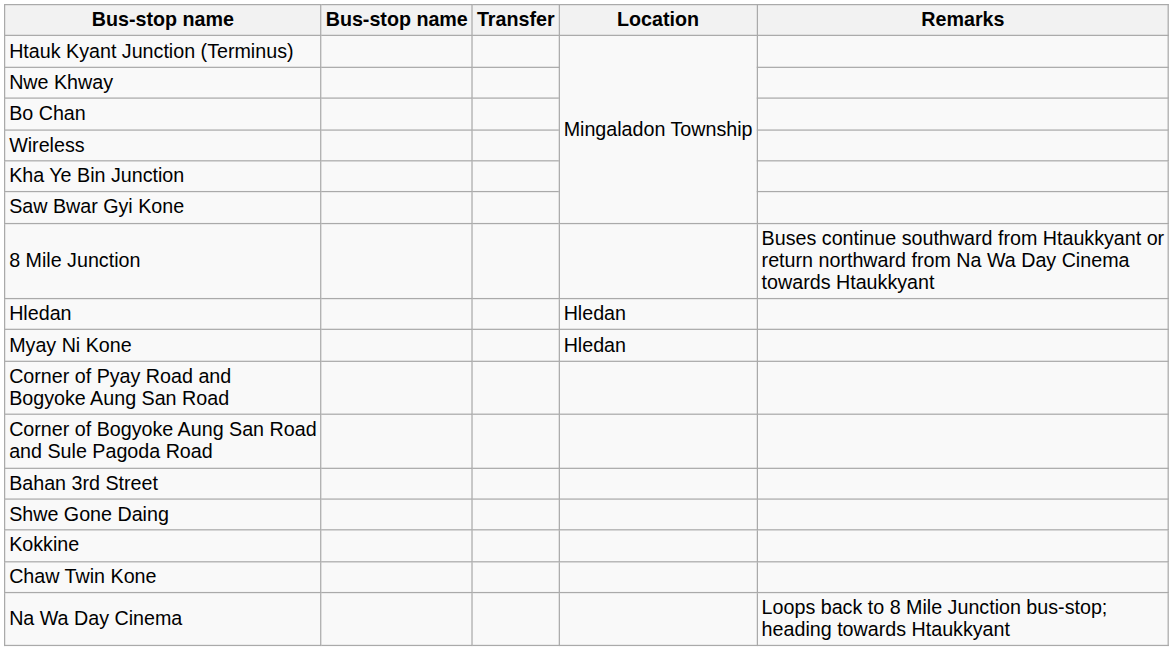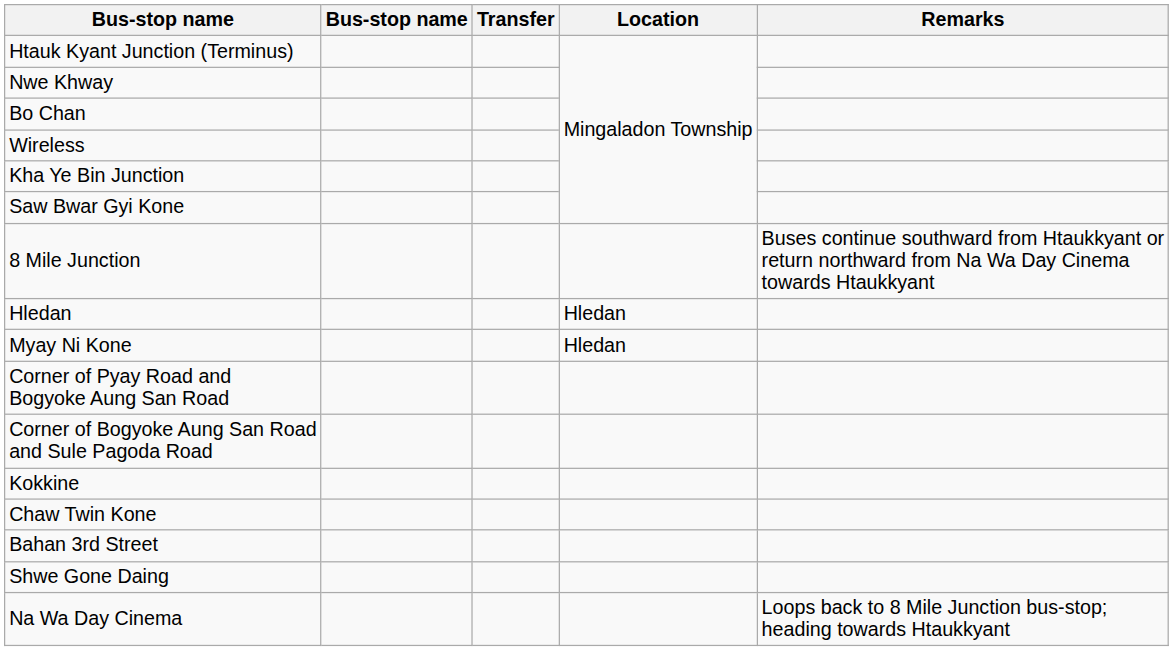rows swapped: (84, 483) <-> (44, 545)
rows swapped: (89, 514) <-> (83, 576)
